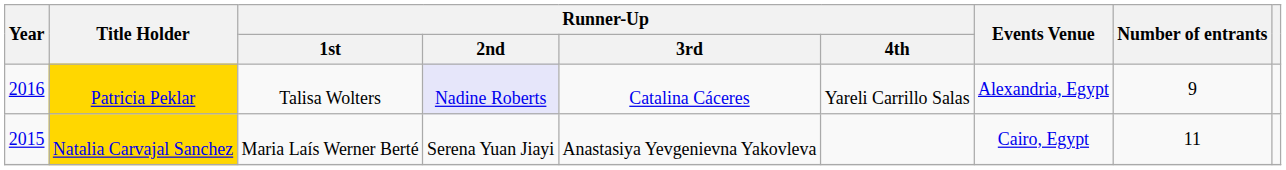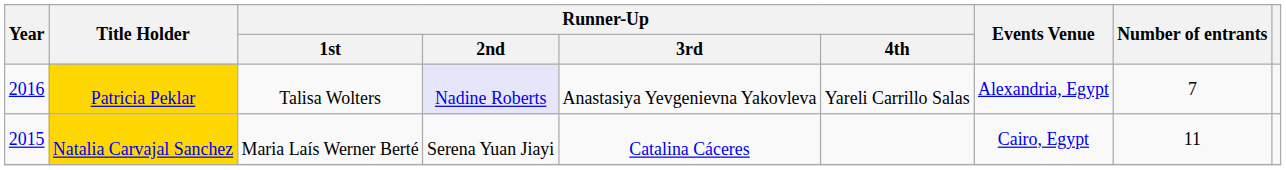(689, 99) Catalina Cáceres -> (689, 99) Anastasiya Yevgenievna Yakovleva
(1192, 89) 9 -> (1192, 89) 7
(689, 150) Anastasiya Yevgenievna Yakovleva -> (689, 150) Catalina Cáceres
